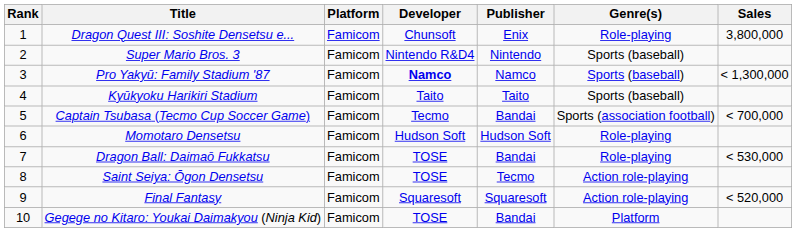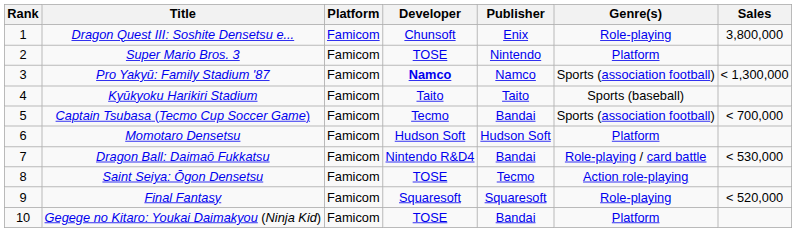(430, 55) Nintendo R&D4 -> (430, 55) TOSE
(636, 55) Sports (baseball) -> (636, 55) Platform
(636, 75) Sports (baseball) -> (636, 75) Sports (association football)
(636, 136) Role-playing -> (636, 136) Platform
(430, 156) TOSE -> (430, 156) Nintendo R&D4
(636, 156) Role-playing -> (636, 156) Role-playing / card battle
(636, 197) Action role-playing -> (636, 197) Role-playing
